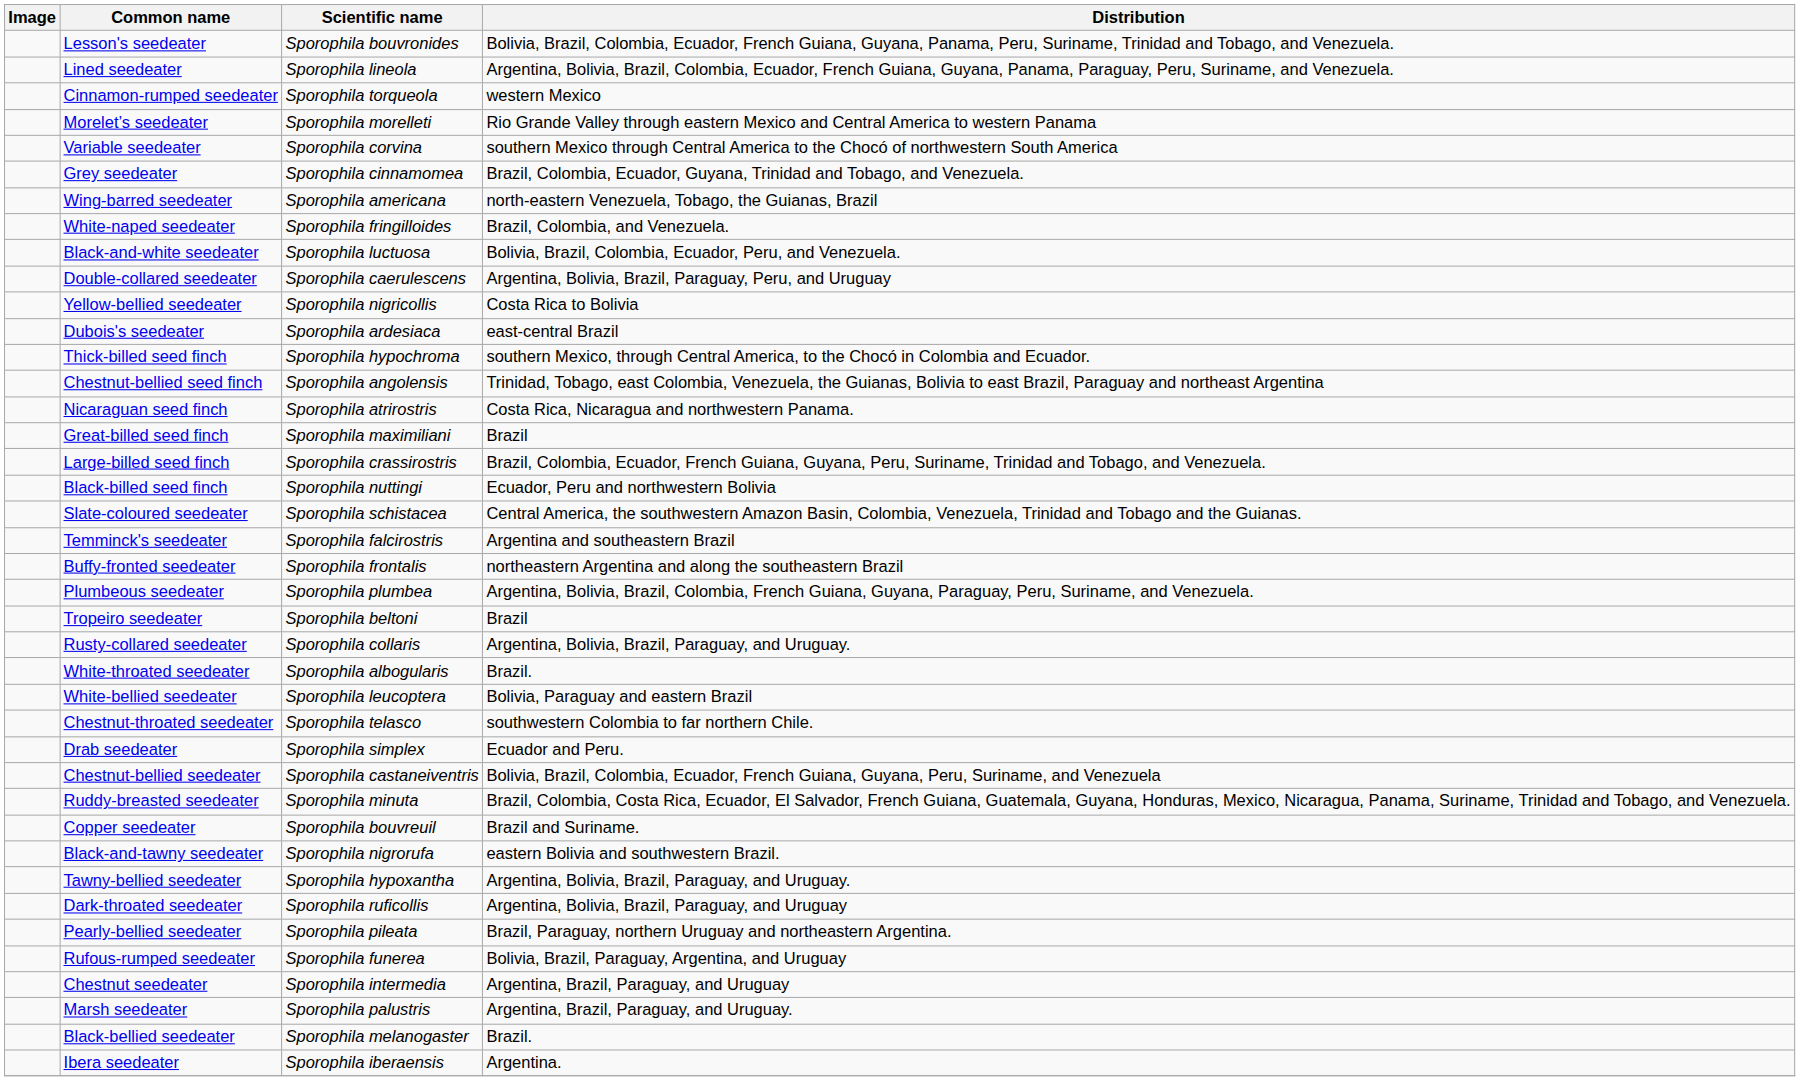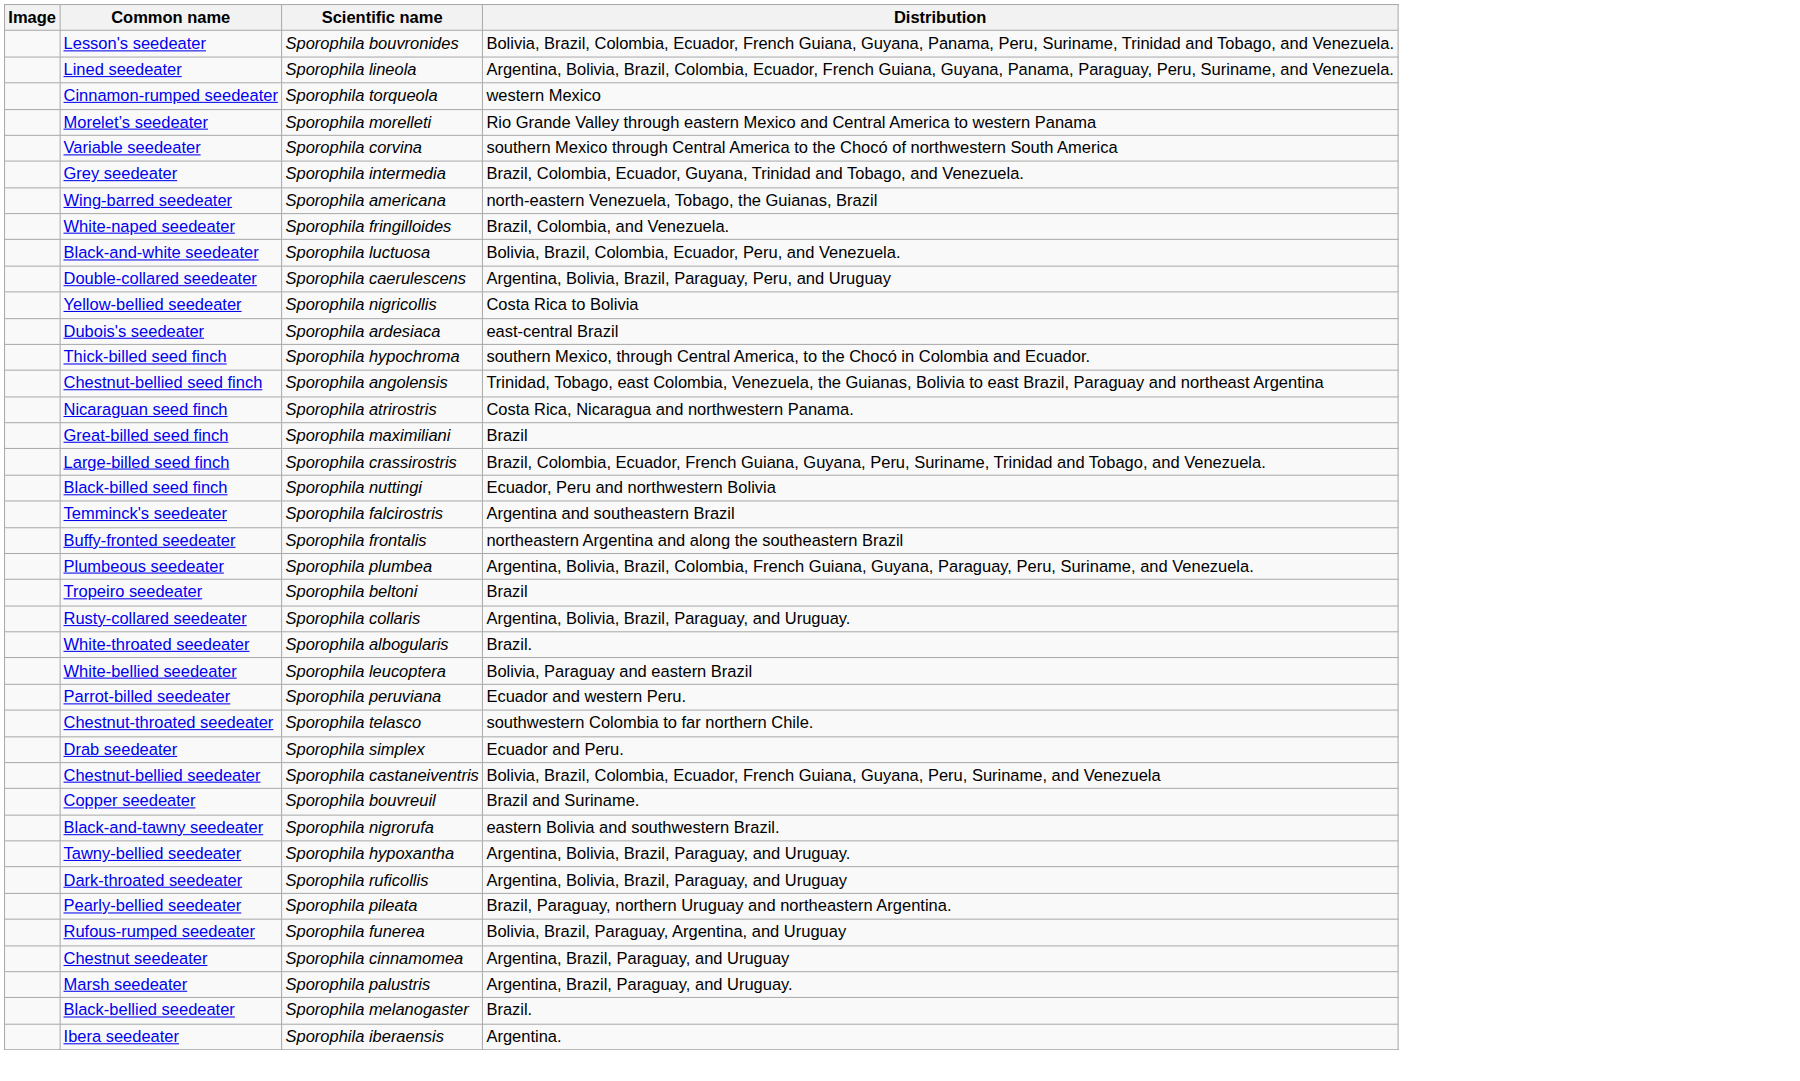(374, 174) Sporophila cinnamomea -> (366, 174) Sporophila intermedia
- row: (156, 514)
+ row: (147, 697)
- row: (161, 801)
(366, 984) Sporophila intermedia -> (374, 958) Sporophila cinnamomea
